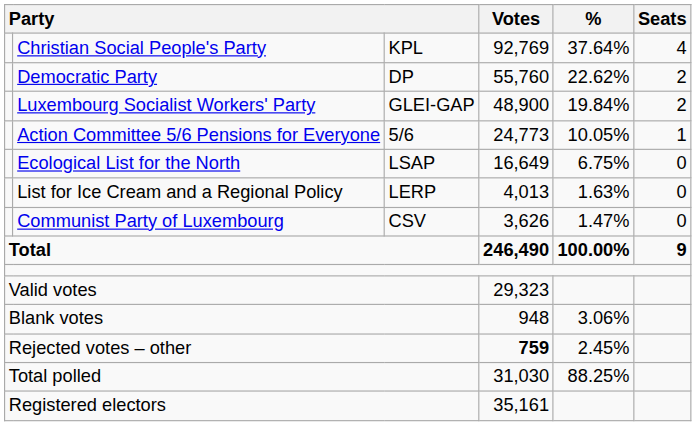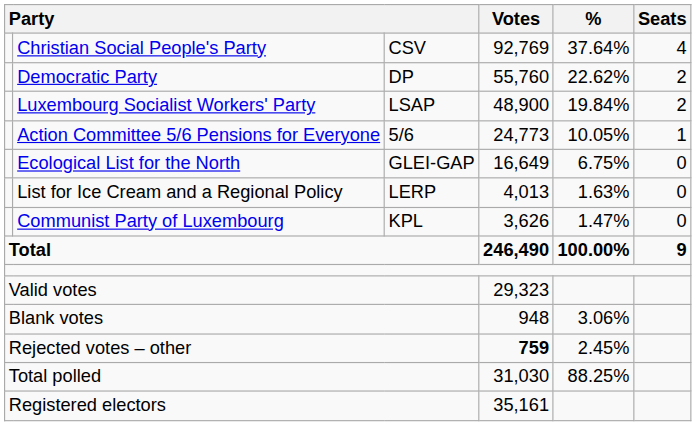(406, 47) KPL -> (407, 47) CSV
(432, 105) GLEI-GAP -> (412, 105) LSAP
(412, 163) LSAP -> (432, 163) GLEI-GAP
(407, 221) CSV -> (406, 221) KPL
